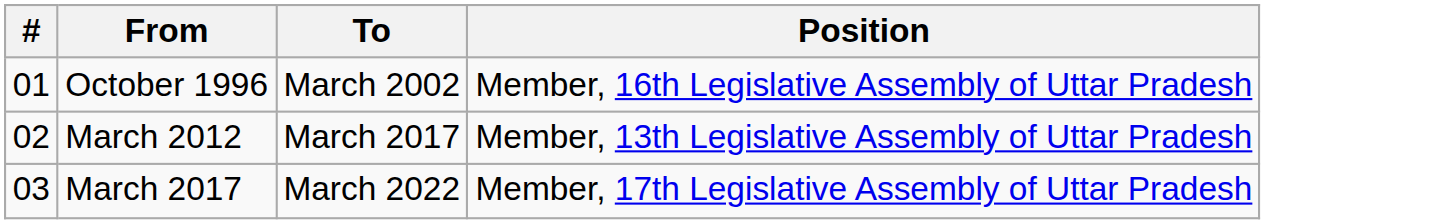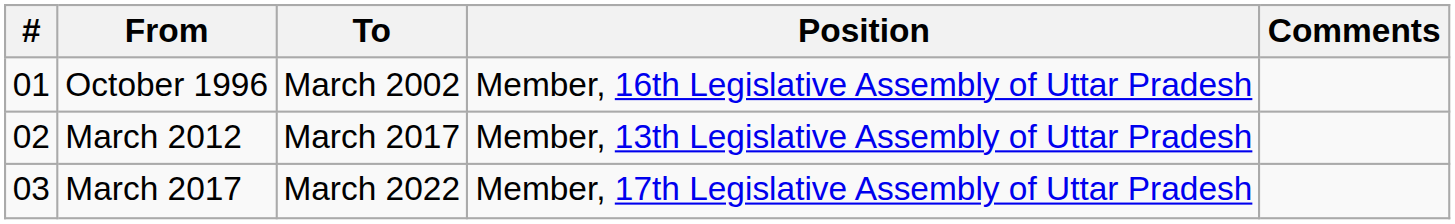+ column: (1354, 31)
